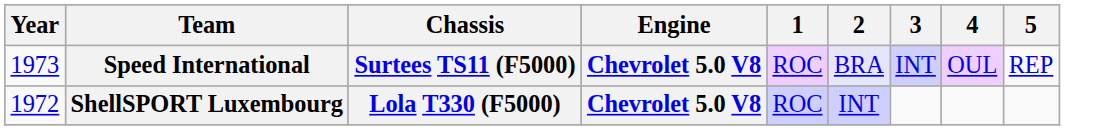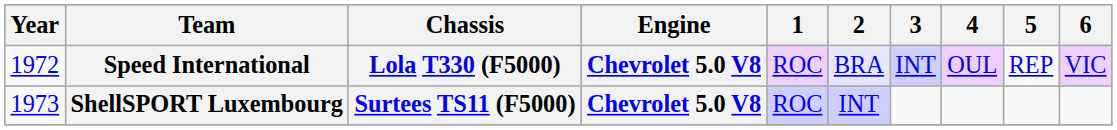+ column: (1086, 24)
(35, 65) 1973 -> (35, 65) 1972
(465, 65) Surtees TS11 (F5000) -> (465, 65) Lola T330 (F5000)
(35, 105) 1972 -> (35, 105) 1973
(465, 105) Lola T330 (F5000) -> (465, 105) Surtees TS11 (F5000)
